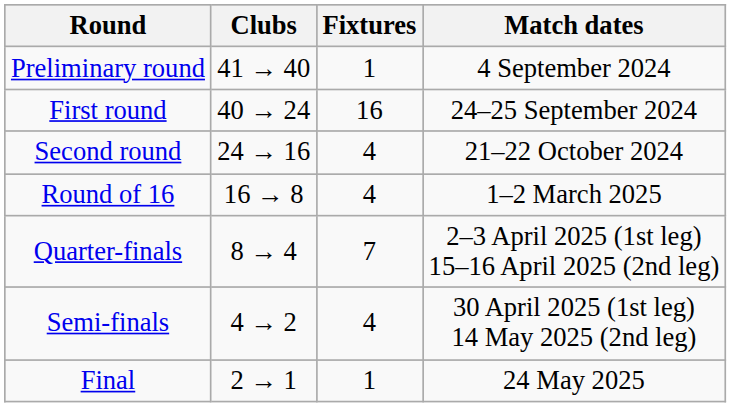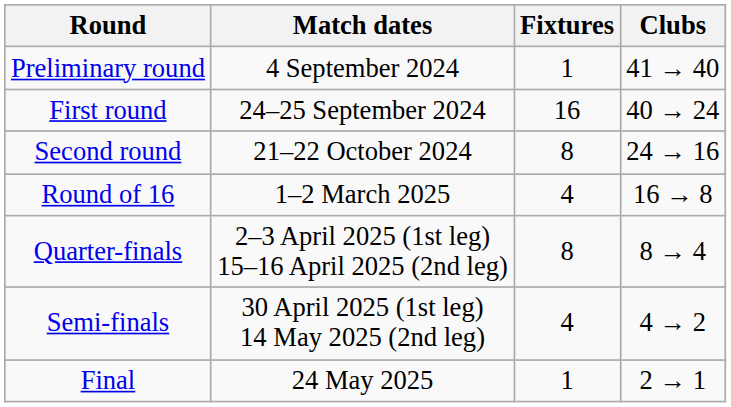columns swapped: (574, 25) <-> (264, 25)
(369, 151) 4 -> (567, 151) 8
(369, 251) 7 -> (567, 251) 8
